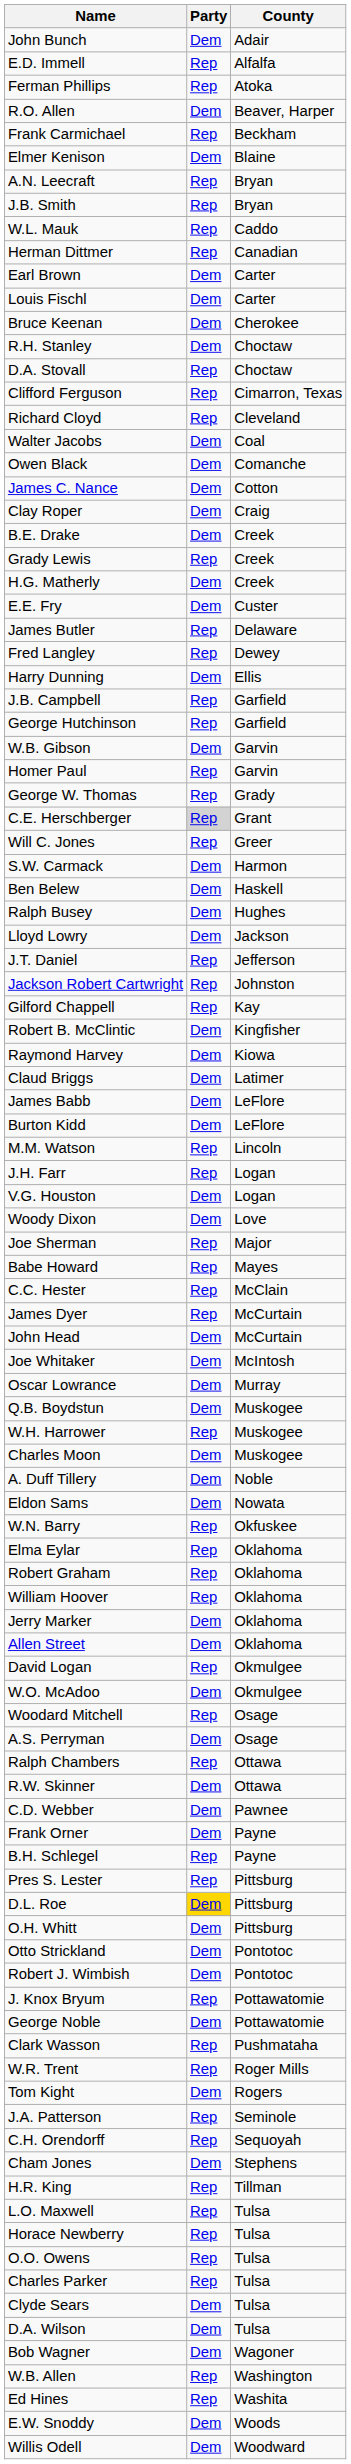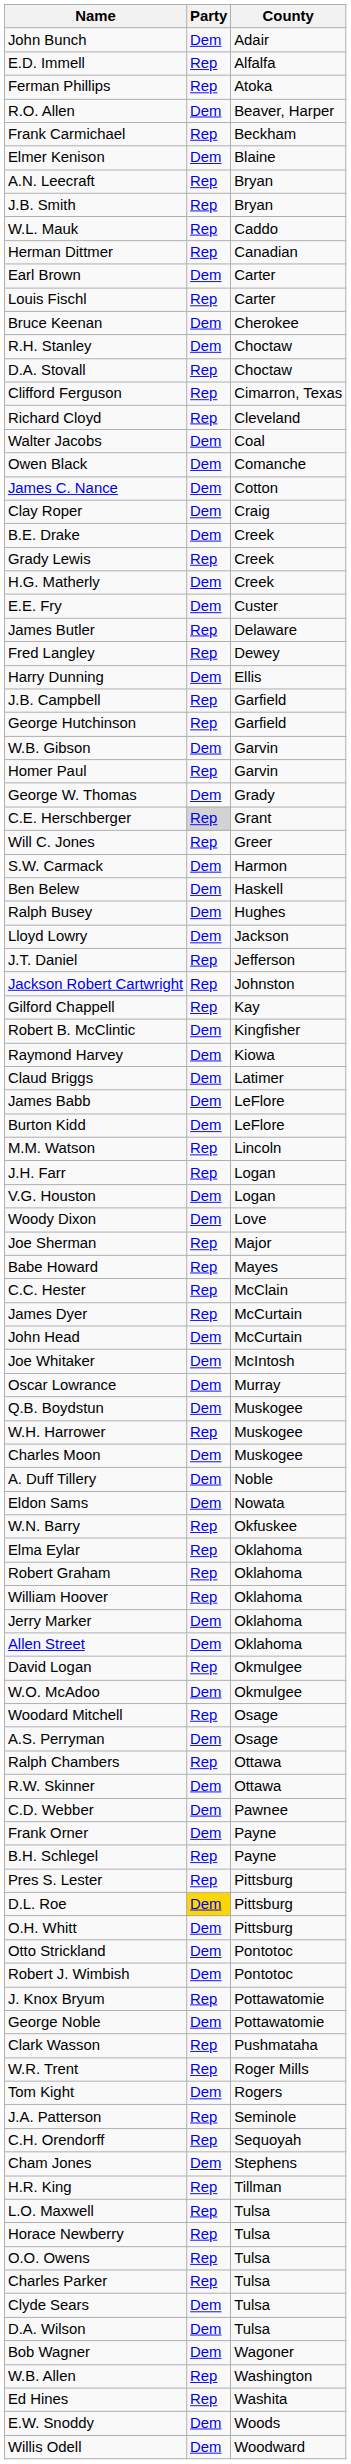(206, 299) Dem -> (204, 299) Rep
(204, 795) Rep -> (206, 795) Dem
